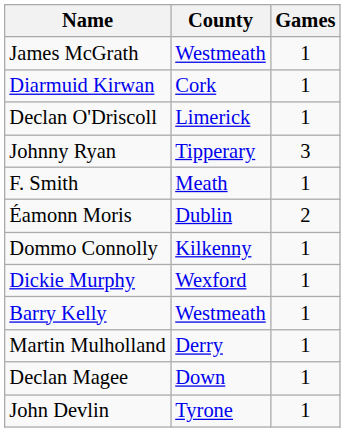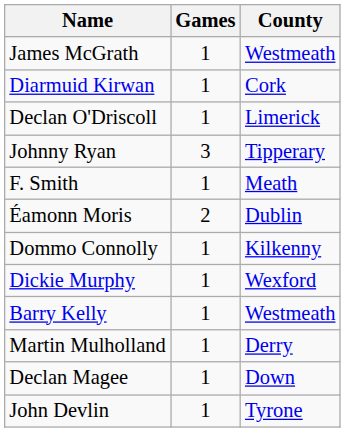columns swapped: (220, 20) <-> (305, 20)
